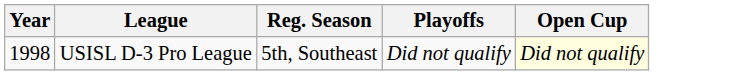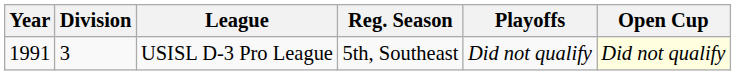+ column: (96, 20)
(30, 53) 1998 -> (30, 53) 1991
